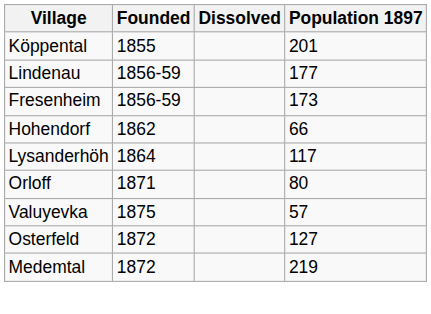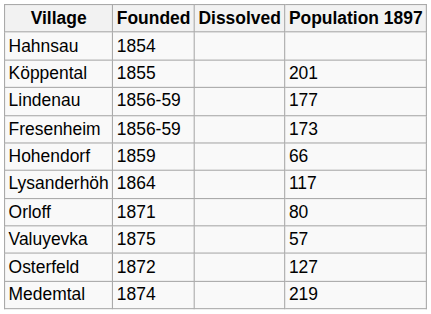+ row: (43, 45)
(136, 128) 1862 -> (136, 156) 1859
(136, 267) 1872 -> (136, 294) 1874
